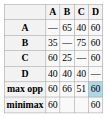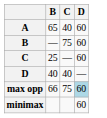- column: (53, 12)
(81, 89) 51 -> (67, 89) 75
